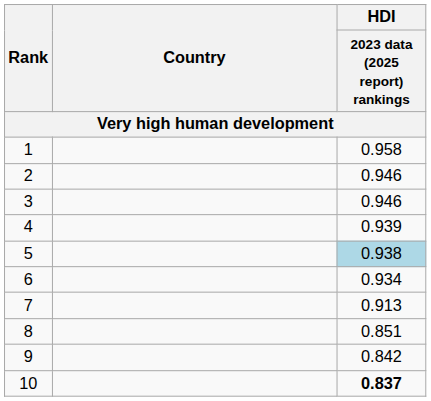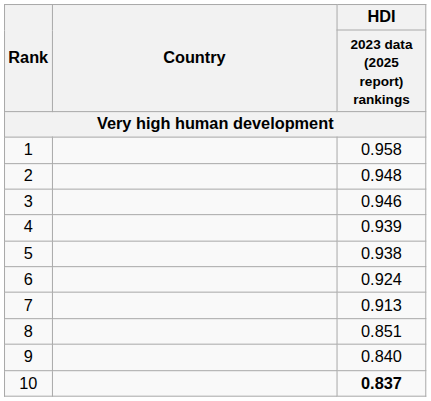(381, 176) 0.946 -> (381, 176) 0.948
(381, 253) lightblue background -> (381, 253) no background
(381, 279) 0.934 -> (381, 279) 0.924
(381, 357) 0.842 -> (381, 357) 0.840
